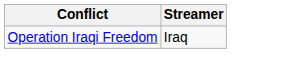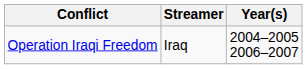+ column: (264, 15)
